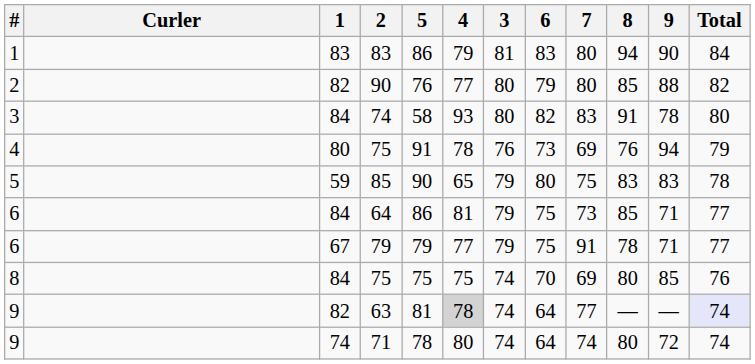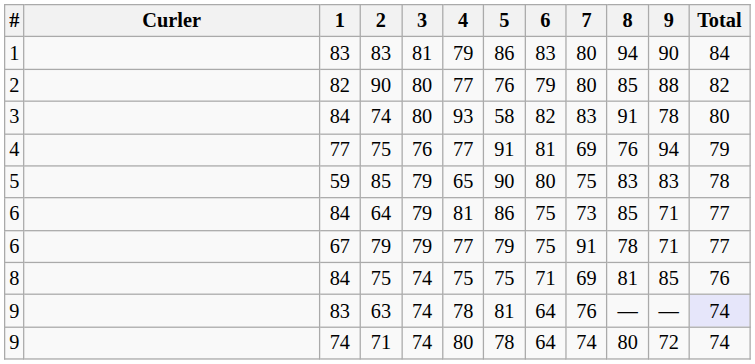columns swapped: (504, 20) <-> (422, 20)
(340, 149) 80 -> (340, 149) 77
(463, 149) 78 -> (463, 149) 77
(545, 149) 73 -> (545, 149) 81
(545, 278) 70 -> (545, 278) 71
(628, 278) 80 -> (628, 278) 81
(340, 310) 82 -> (340, 310) 83
(463, 310) lightgrey background -> (463, 310) no background
(587, 310) 77 -> (587, 310) 76
